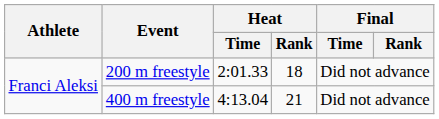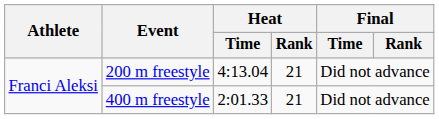(243, 72) 2:01.33 -> (243, 72) 4:13.04
(294, 72) 18 -> (294, 72) 21
(243, 99) 4:13.04 -> (243, 99) 2:01.33
